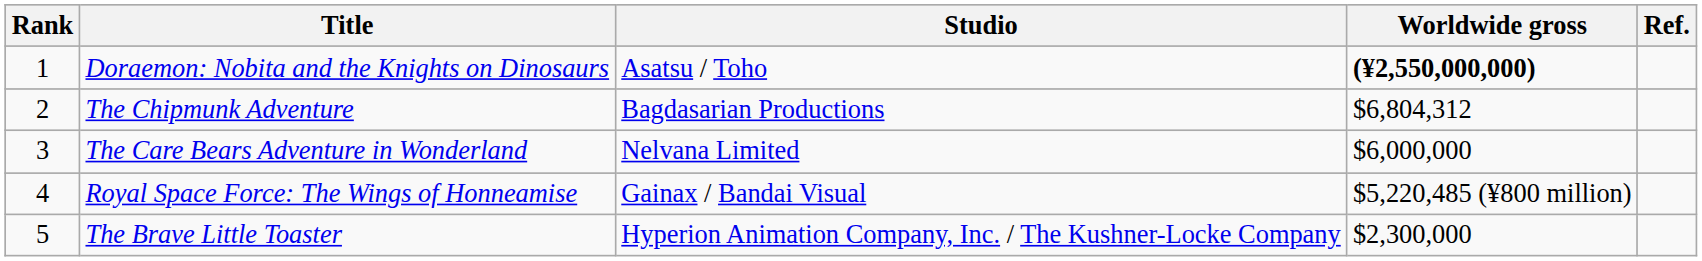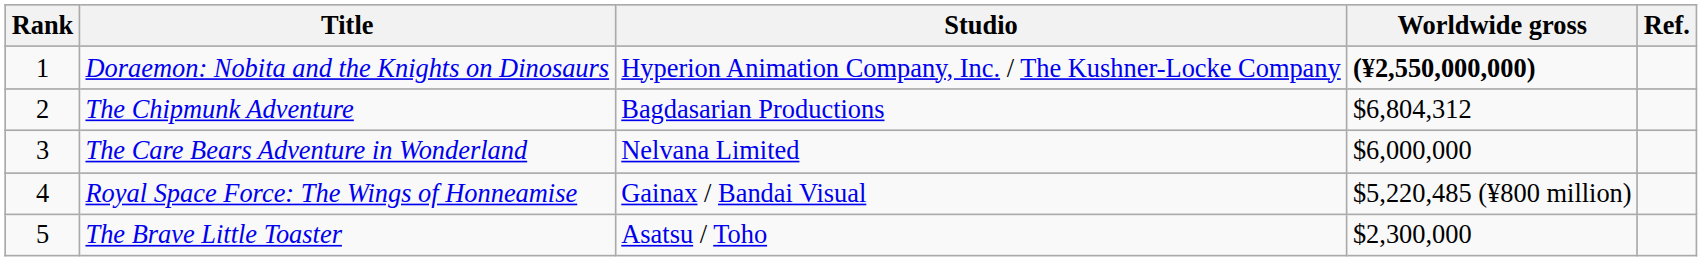(694, 67) Asatsu / Toho -> (981, 67) Hyperion Animation Company, Inc. / The Kushner-Locke Company
(981, 234) Hyperion Animation Company, Inc. / The Kushner-Locke Company -> (694, 234) Asatsu / Toho
